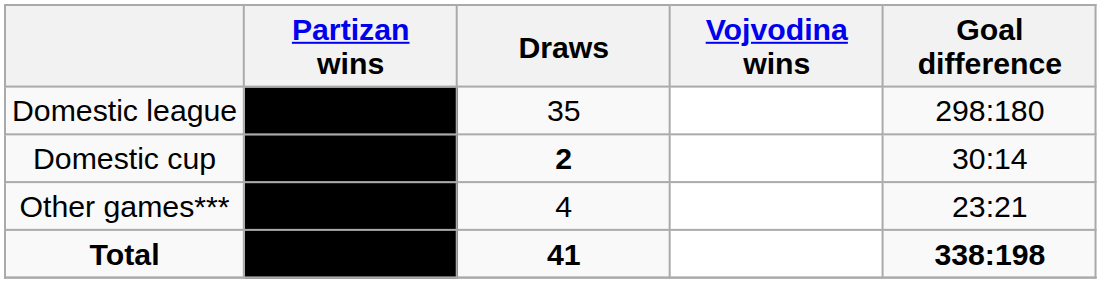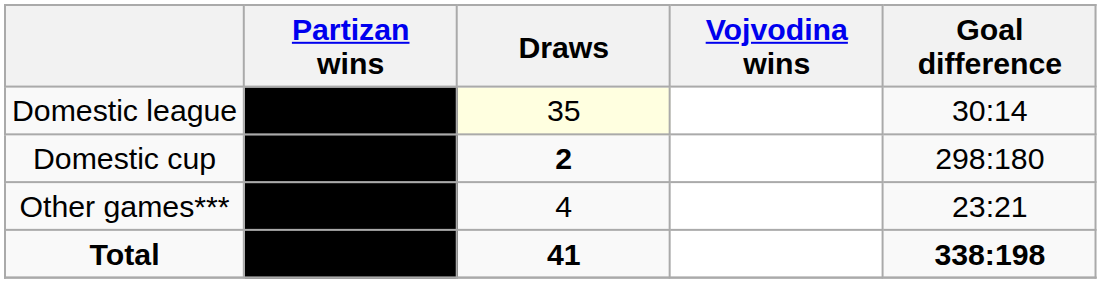(564, 111) no background -> (564, 111) lightyellow background
(990, 111) 298:180 -> (990, 111) 30:14
(990, 159) 30:14 -> (990, 159) 298:180
